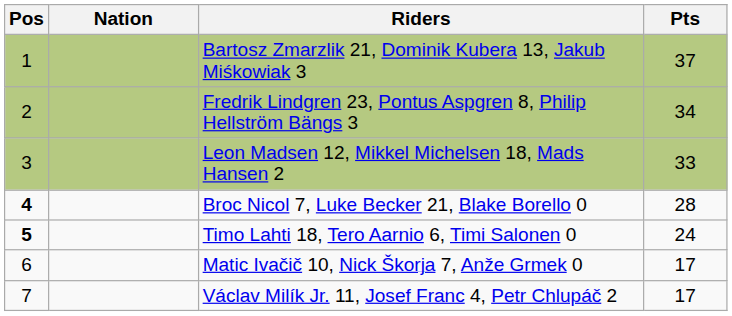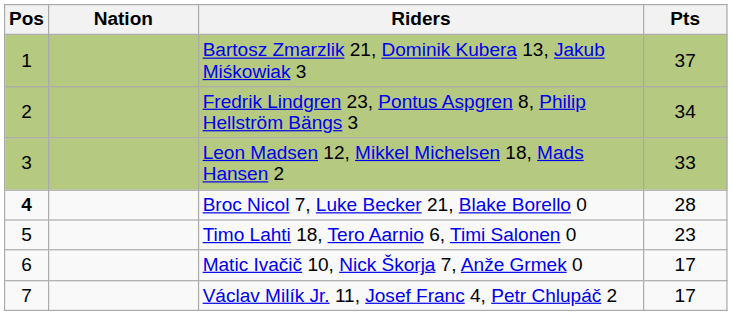(26, 234) bold -> (26, 234) normal
(685, 234) 24 -> (685, 234) 23
